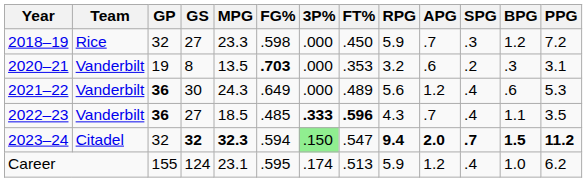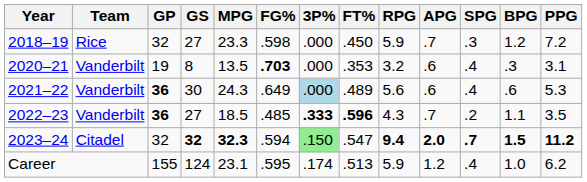(471, 66) .2 -> (471, 66) .4
(318, 90) no background -> (318, 90) lightblue background
(434, 90) 1.2 -> (430, 90) .6
(471, 115) .4 -> (471, 115) .2
